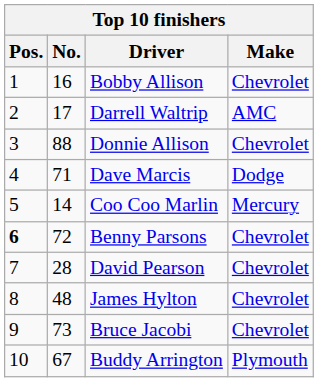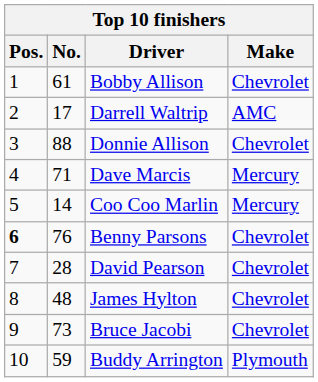(62, 81) 16 -> (62, 81) 61
(258, 174) Dodge -> (265, 174) Mercury
(62, 236) 72 -> (62, 236) 76
(62, 360) 67 -> (62, 360) 59
